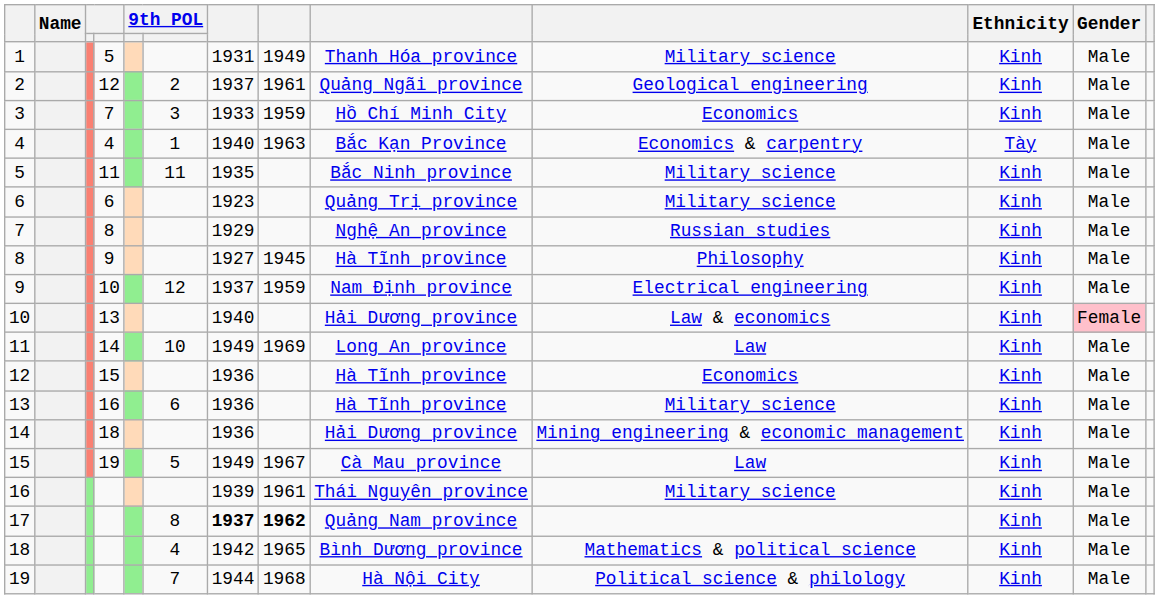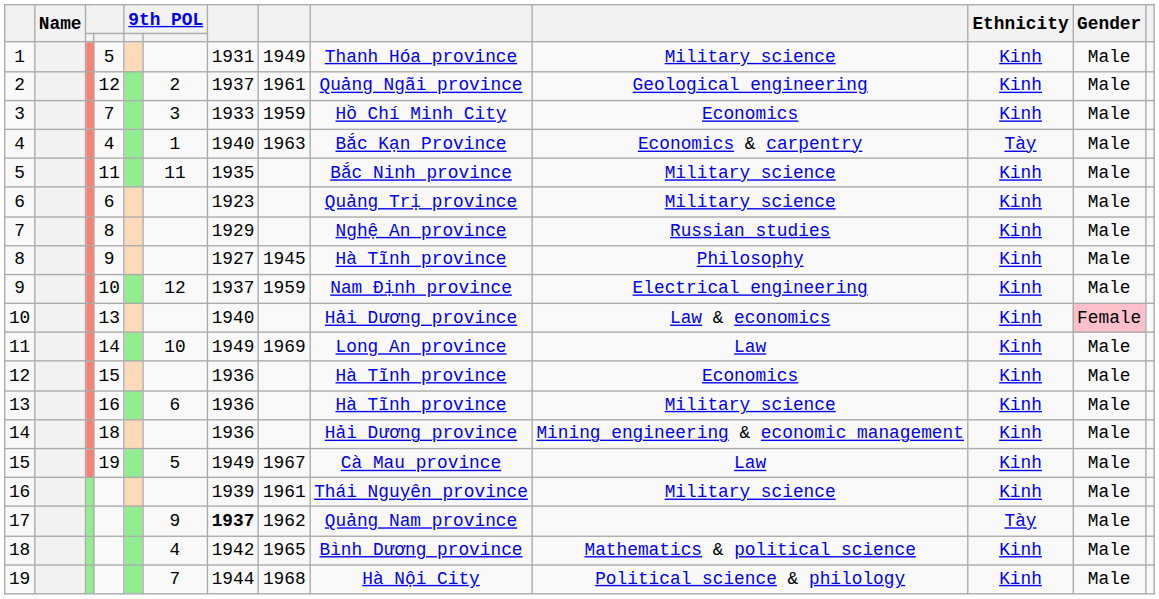(175, 521) 8 -> (175, 521) 9
(284, 521) bold -> (284, 521) normal
(1021, 521) Kinh -> (1021, 521) Tày
